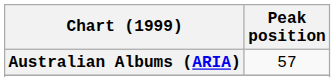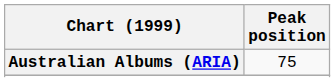(287, 63) 57 -> (287, 63) 75
